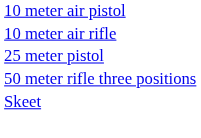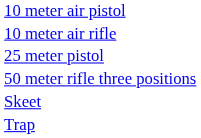+ row: (20, 124)
